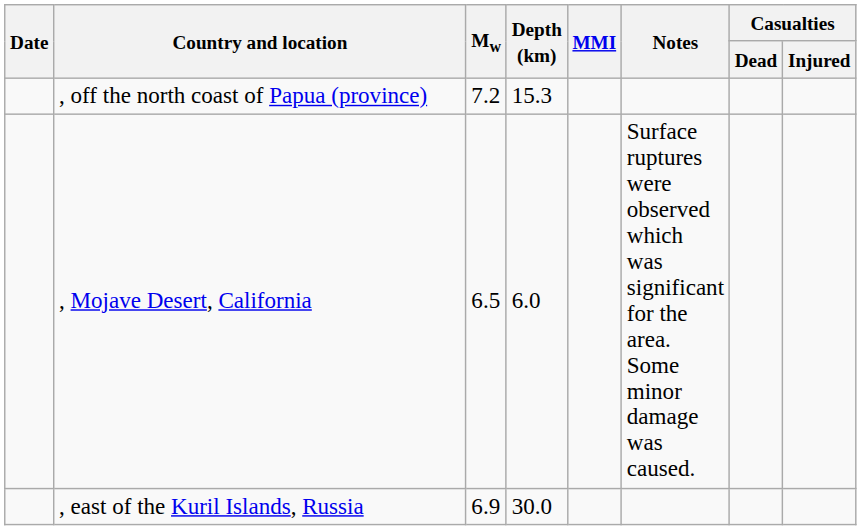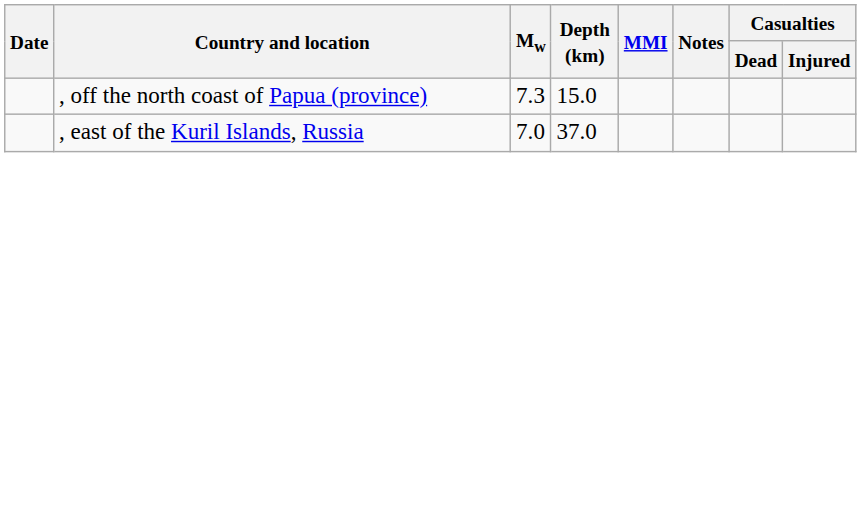(486, 95) 7.2 -> (530, 95) 7.3
(532, 95) 15.3 -> (577, 95) 15.0
- row: (185, 300)
(486, 505) 6.9 -> (530, 132) 7.0
(532, 505) 30.0 -> (577, 132) 37.0
